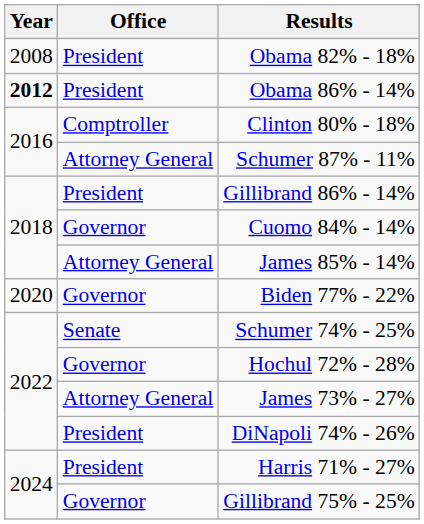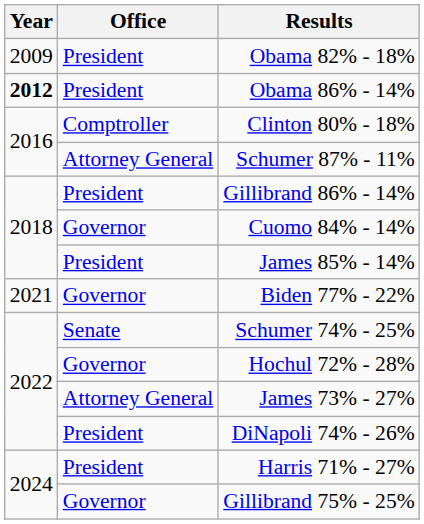(31, 55) 2008 -> (31, 55) 2009
(138, 261) Attorney General -> (103, 261) President
(31, 295) 2020 -> (31, 295) 2021
